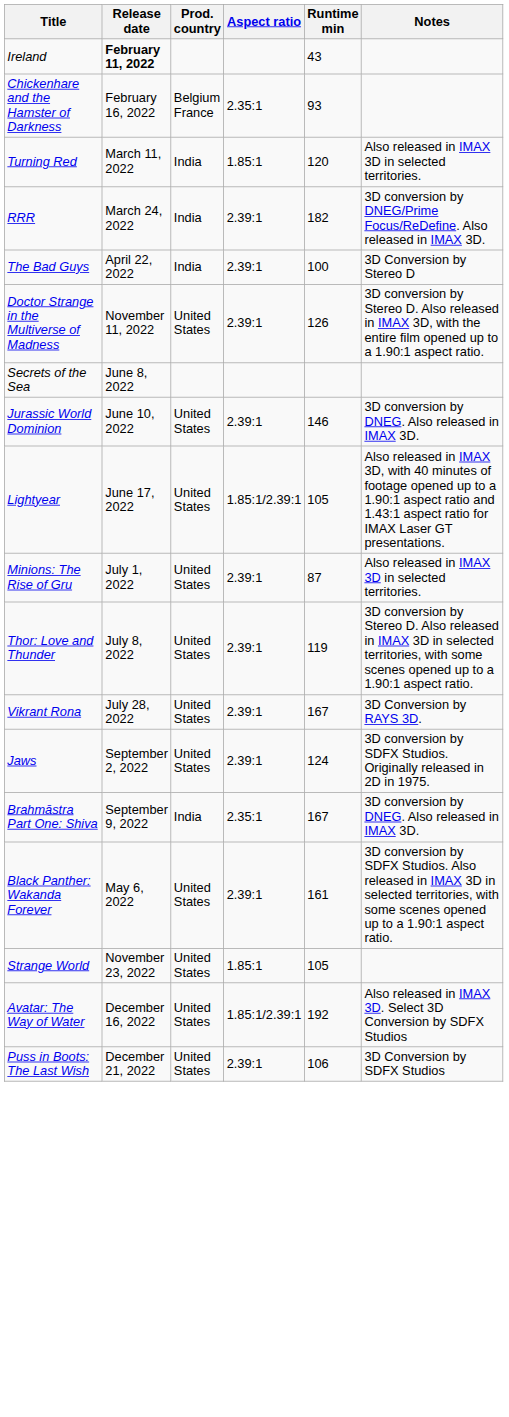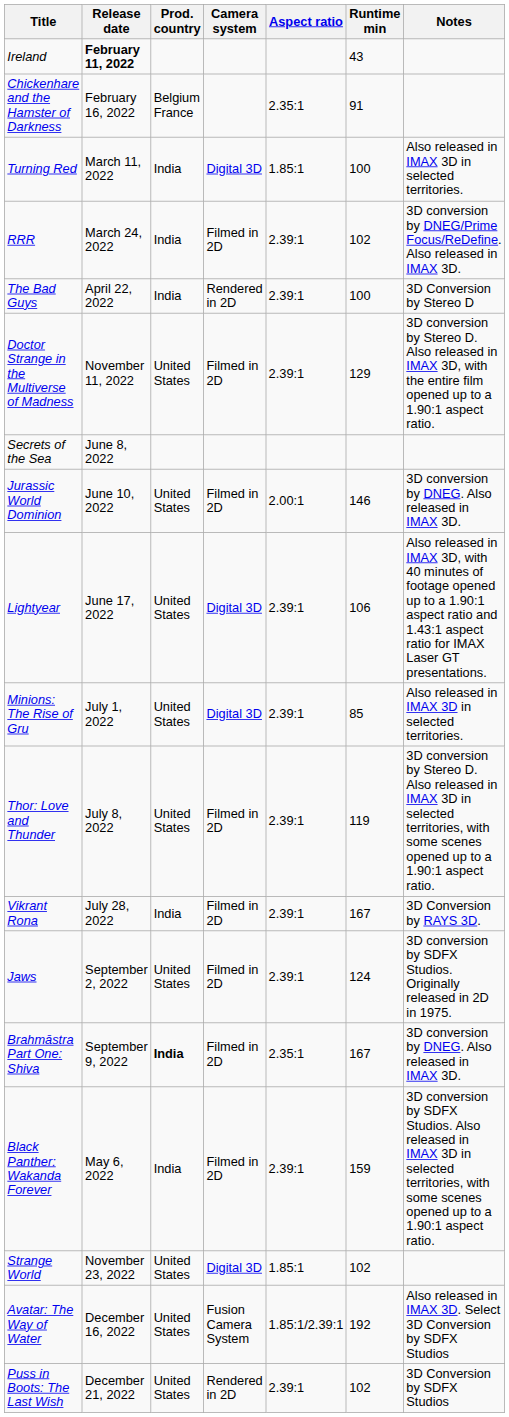+ column: (235, 21)
(314, 105) 93 -> (356, 105) 91
(318, 161) 120 -> (360, 169) 100
(318, 218) 182 -> (360, 239) 102
(318, 323) 126 -> (360, 374) 129
(244, 421) 2.39:1 -> (286, 501) 2.00:1
(264, 499) 1.85:1/2.39:1 -> (286, 607) 2.39:1
(318, 499) 105 -> (360, 607) 106
(314, 577) 87 -> (356, 714) 85
(192, 711) United States -> (168, 913) India
(188, 817) normal -> (169, 1054) bold
(192, 895) United States -> (168, 1168) India
(318, 895) 161 -> (360, 1168) 159
(318, 965) 105 -> (360, 1268) 102
(318, 1064) 106 -> (360, 1388) 102
